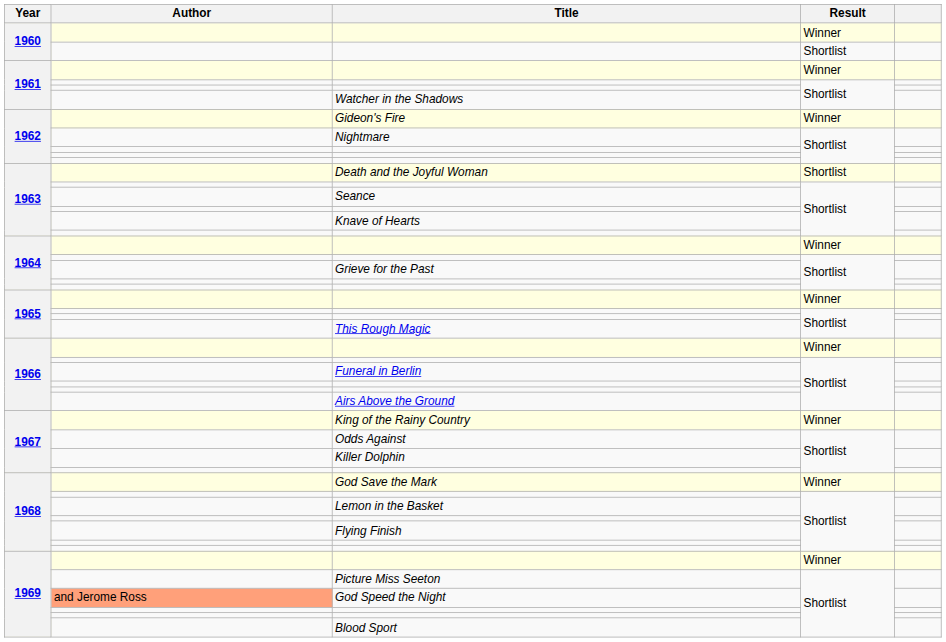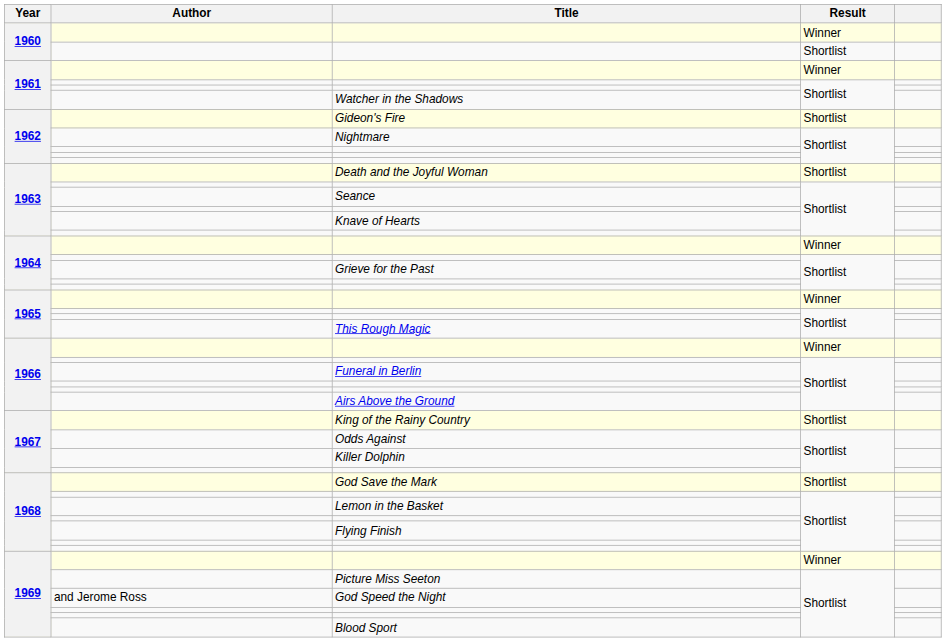(822, 118) Winner -> (825, 118) Shortlist
(822, 420) Winner -> (825, 420) Shortlist
(822, 482) Winner -> (825, 482) Shortlist
(100, 597) lightsalmon background -> (100, 597) no background
